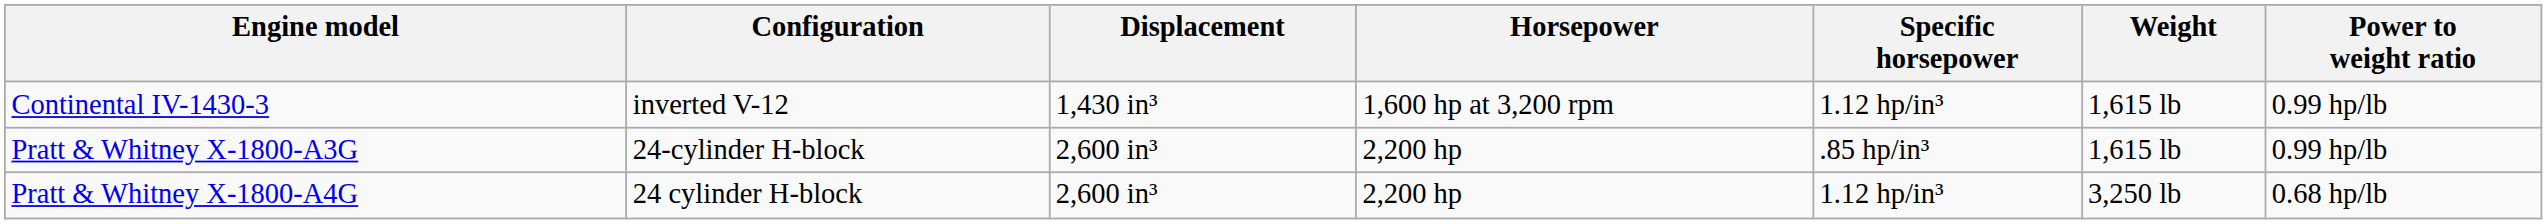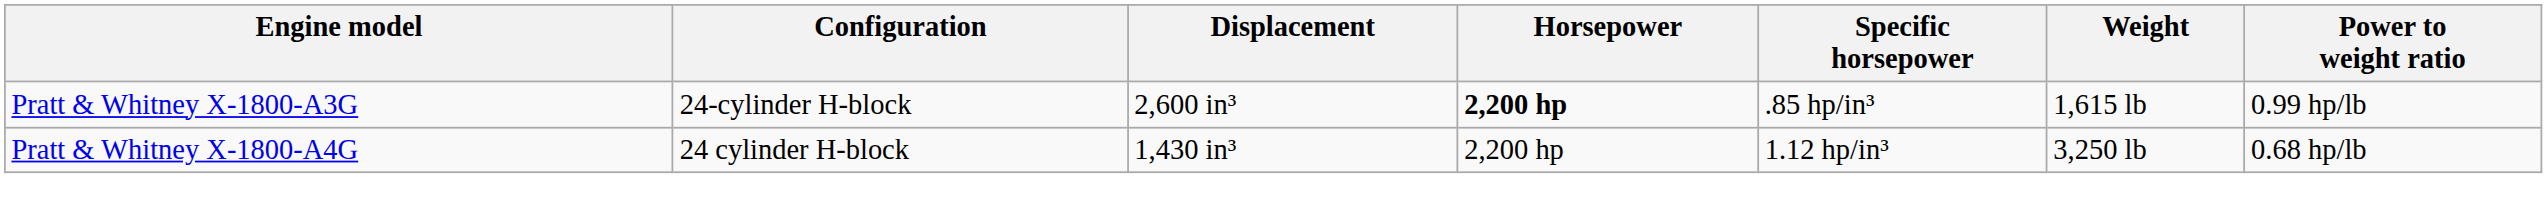- row: (140, 104)
(1412, 149) normal -> (1516, 104) bold
(1107, 194) 2,600 in³ -> (1185, 149) 1,430 in³
